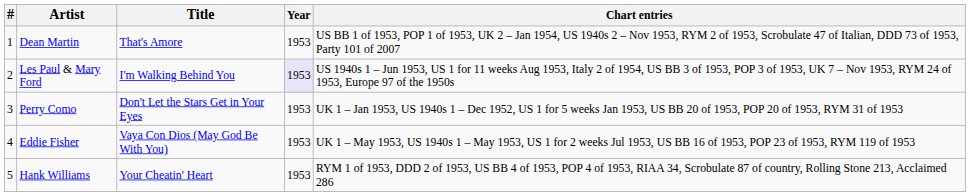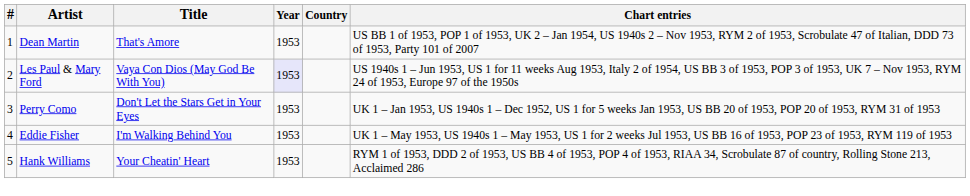+ column: (326, 15)
(177, 76) I'm Walking Behind You -> (185, 76) Vaya Con Dios (May God Be With You)
(189, 142) Vaya Con Dios (May God Be With You) -> (174, 135) I'm Walking Behind You
